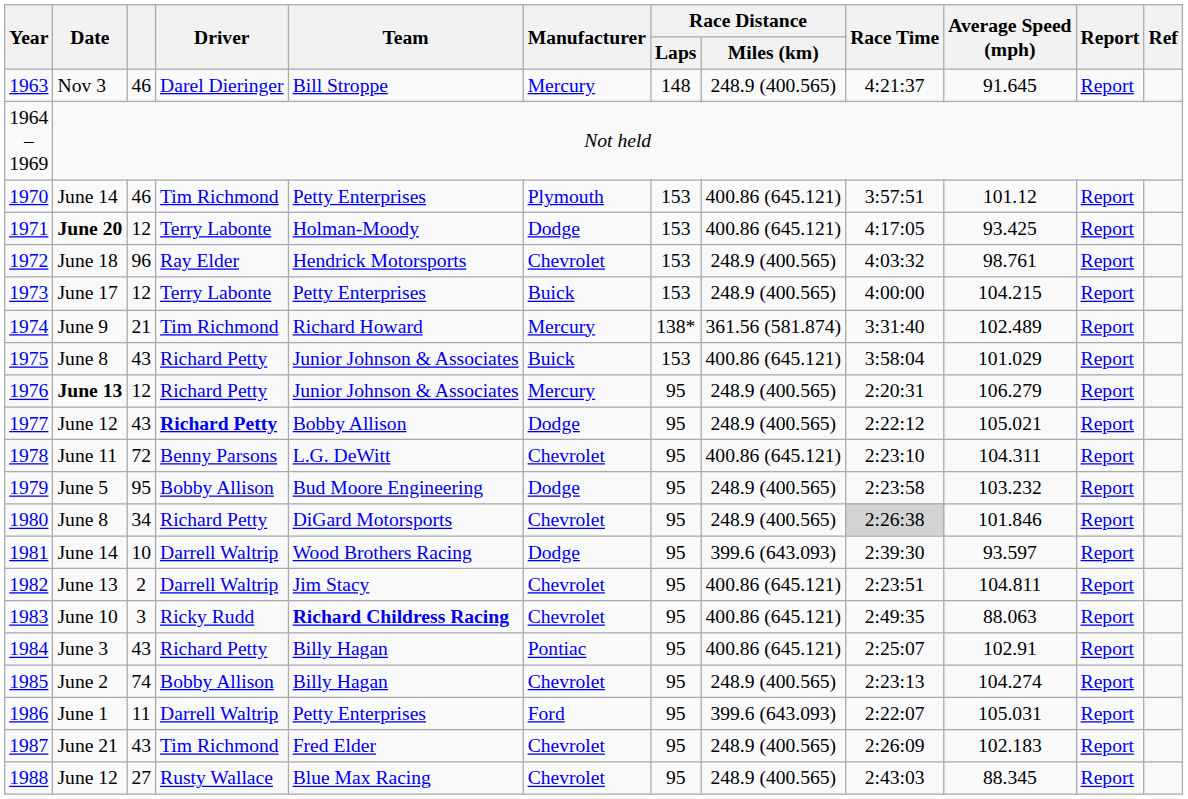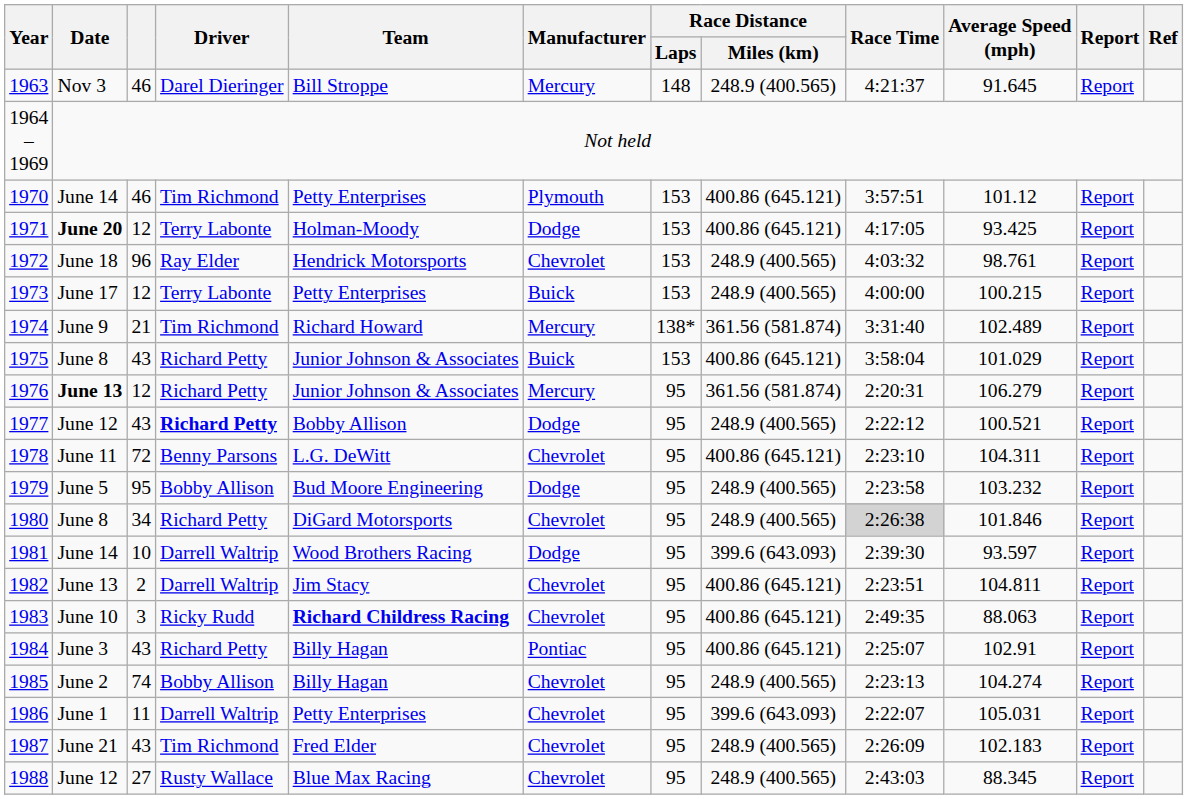(1010, 293) 104.215 -> (1010, 293) 100.215
(773, 390) 248.9 (400.565) -> (773, 390) 361.56 (581.874)
(1010, 422) 105.021 -> (1010, 422) 100.521
(546, 713) Ford -> (566, 713) Chevrolet
